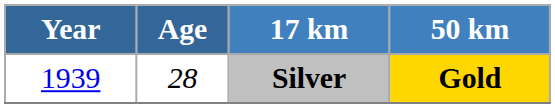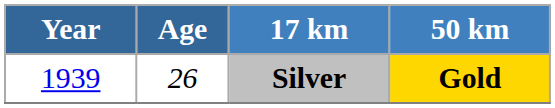(183, 78) 28 -> (183, 78) 26
